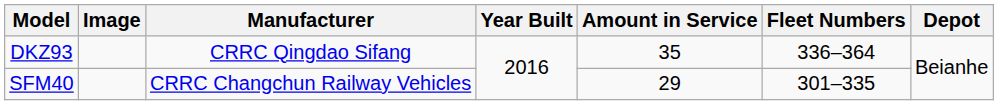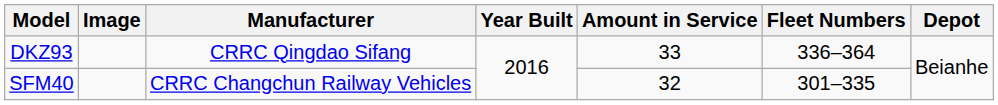(670, 52) 35 -> (670, 52) 33
(670, 83) 29 -> (670, 83) 32
